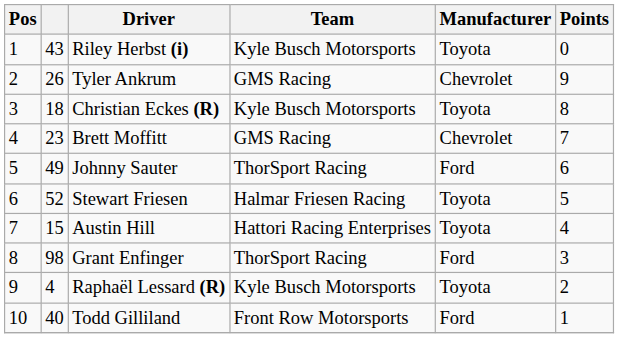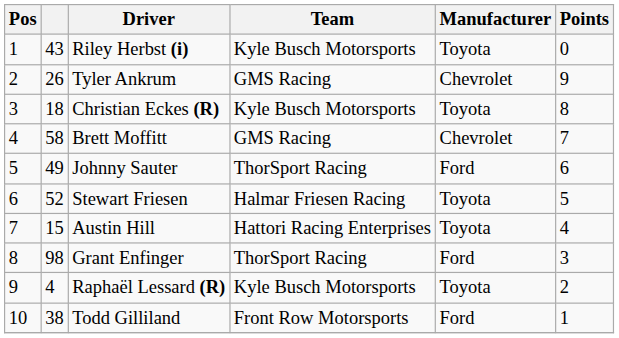(54, 138) 23 -> (54, 138) 58
(54, 317) 40 -> (54, 317) 38
